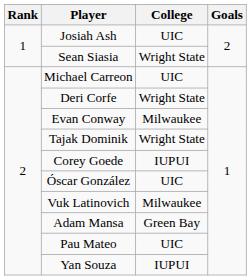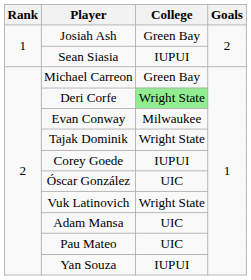(172, 35) UIC -> (172, 35) Green Bay
(172, 56) Wright State -> (172, 56) IUPUI
(172, 77) UIC -> (172, 77) Green Bay
(172, 98) no background -> (172, 98) lightgreen background
(172, 202) Milwaukee -> (172, 202) Wright State
(172, 222) Green Bay -> (172, 222) UIC
